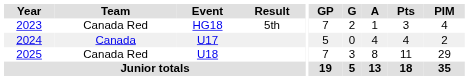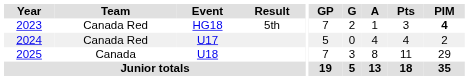(444, 25) normal -> (444, 25) bold
(116, 40) Canada -> (116, 40) Canada Red
(116, 54) Canada Red -> (116, 54) Canada
